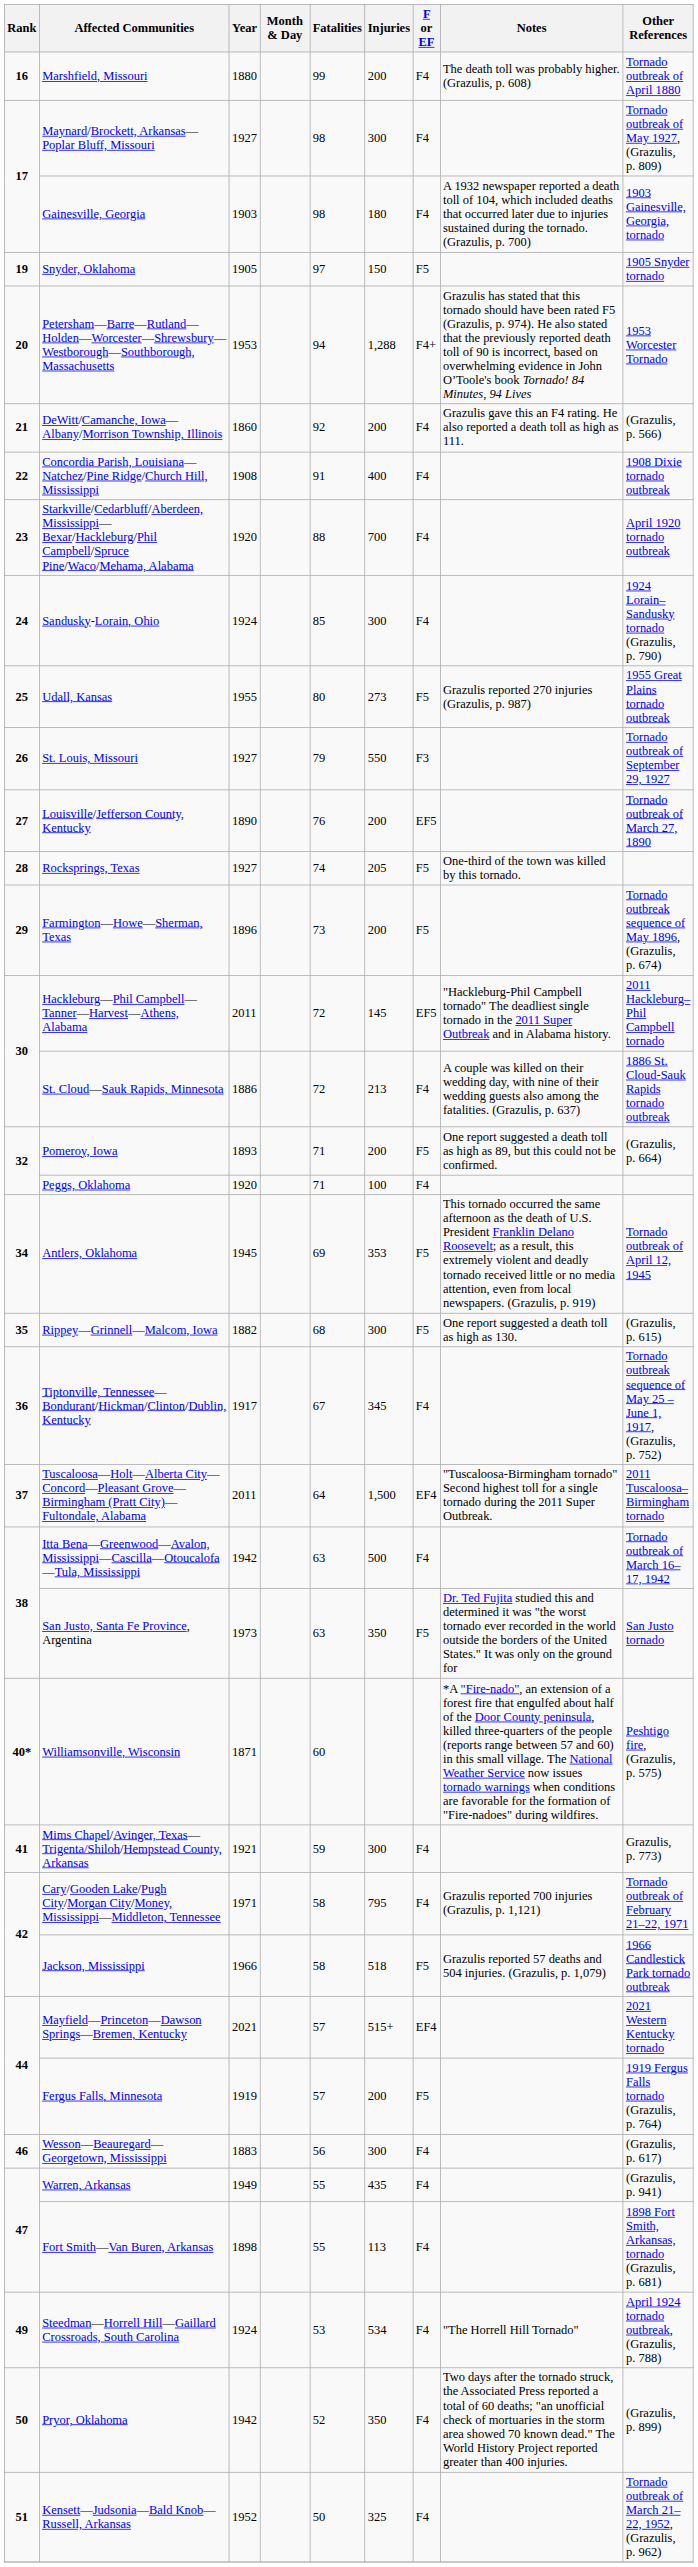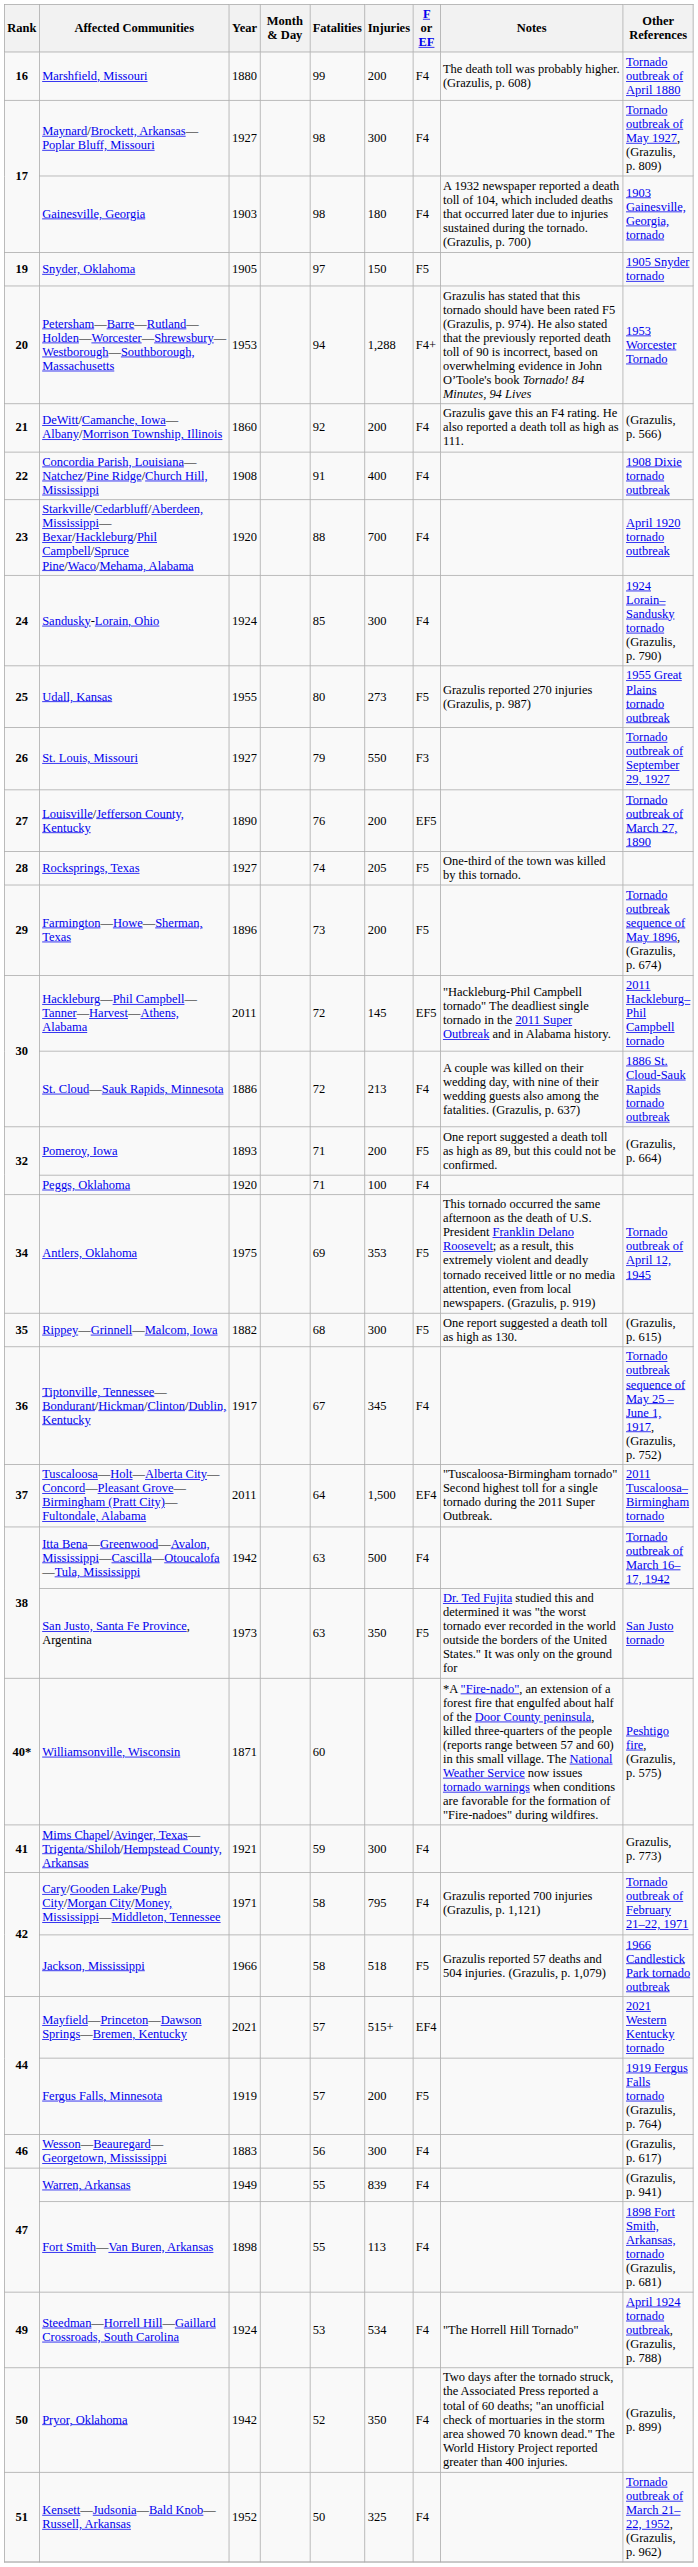(244, 1253) 1945 -> (244, 1253) 1975
(377, 2185) 435 -> (377, 2185) 839
